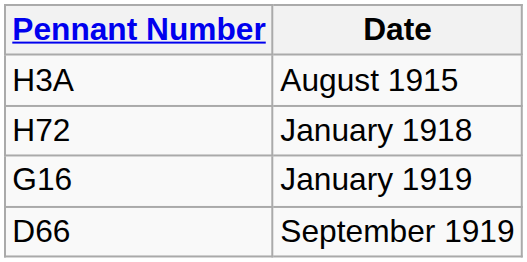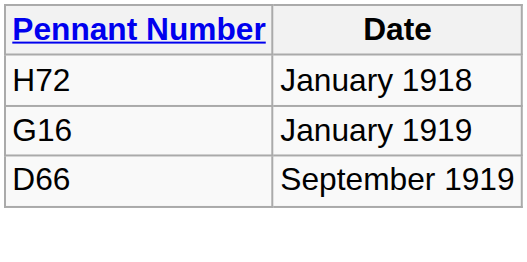- row: (369, 79)
